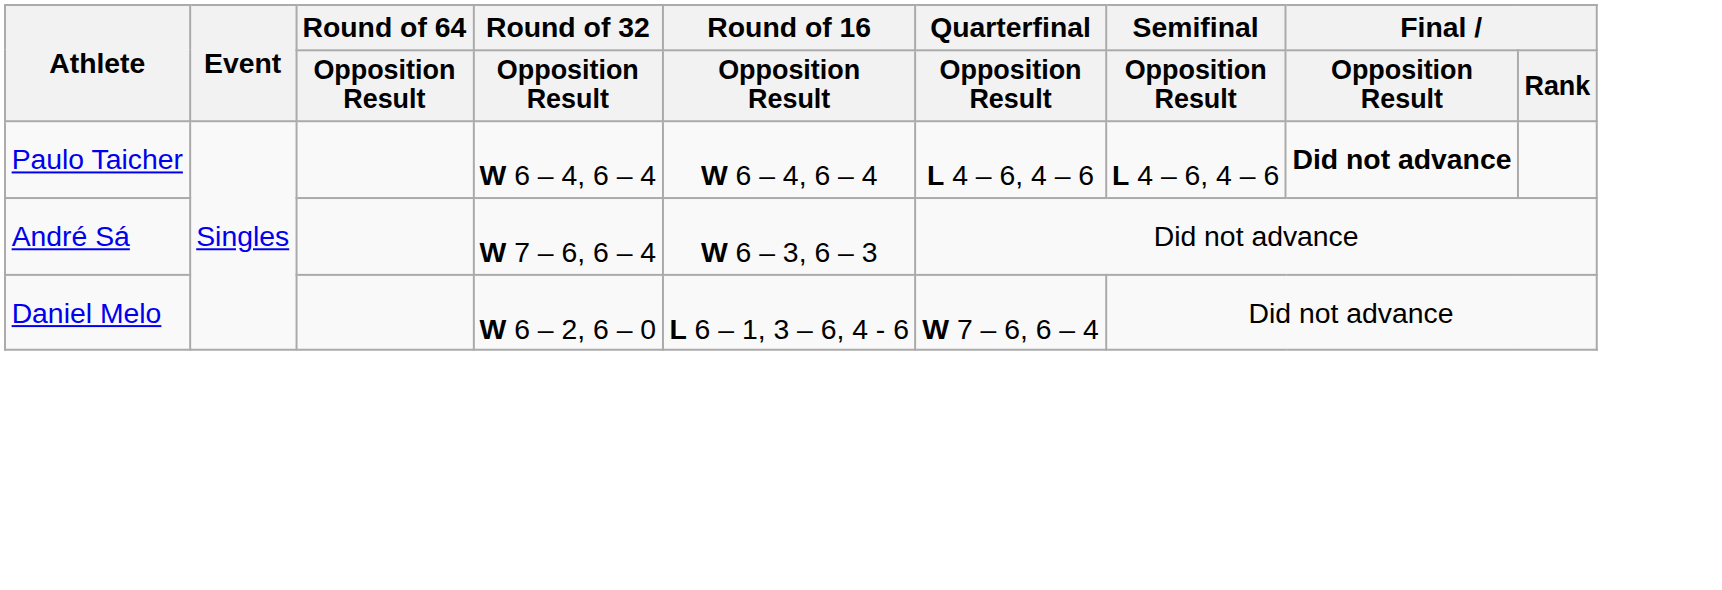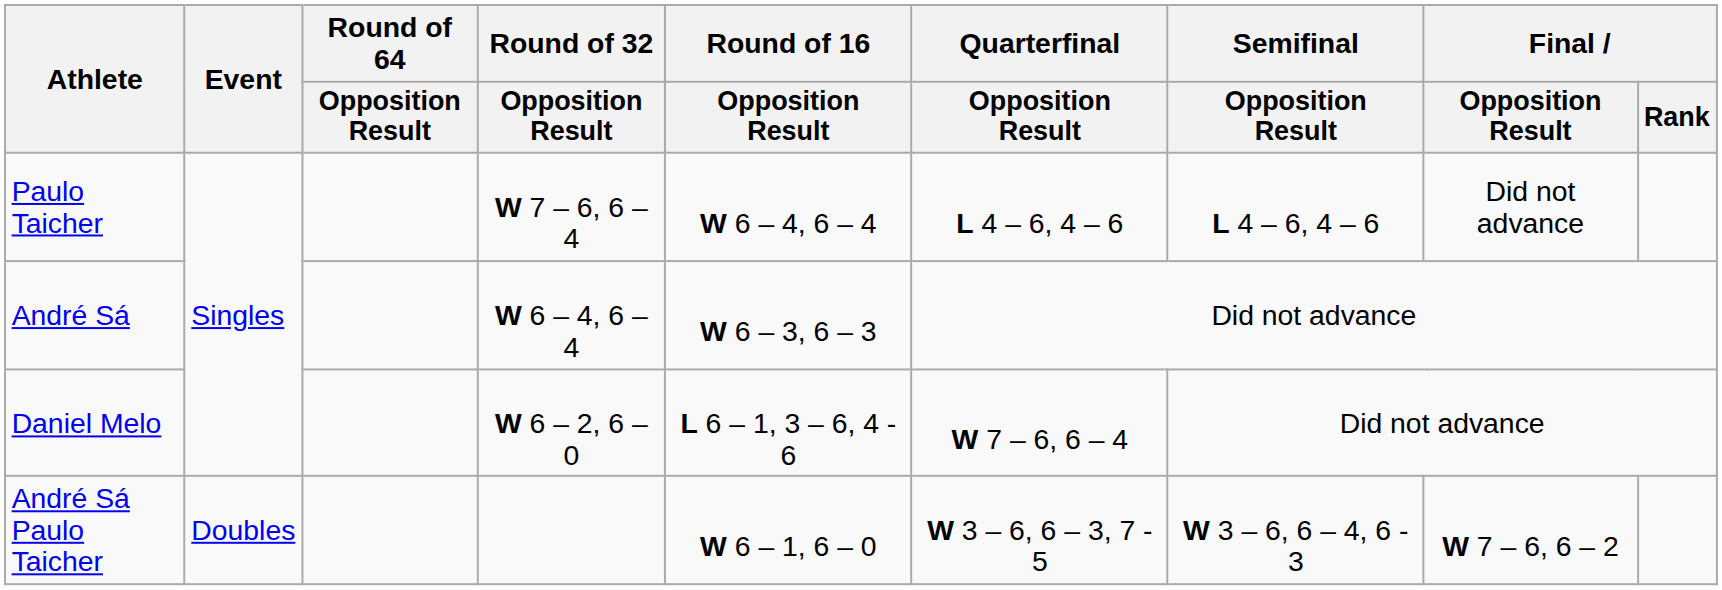(568, 176) W 6 – 4, 6 – 4 -> (571, 223) W 7 – 6, 6 – 4
(1402, 160) bold -> (1530, 207) normal
(568, 252) W 7 – 6, 6 – 4 -> (571, 331) W 6 – 4, 6 – 4
+ row: (71, 531)
